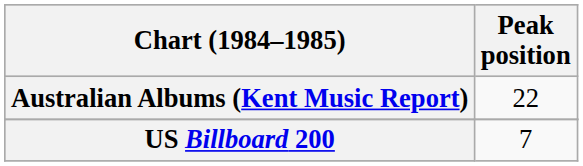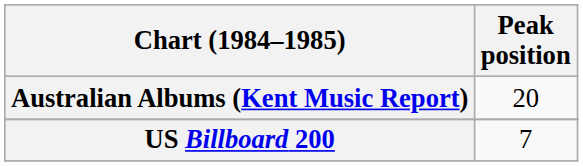(526, 97) 22 -> (526, 97) 20
